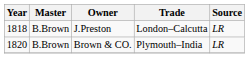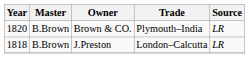rows swapped: (93, 28) <-> (103, 45)
